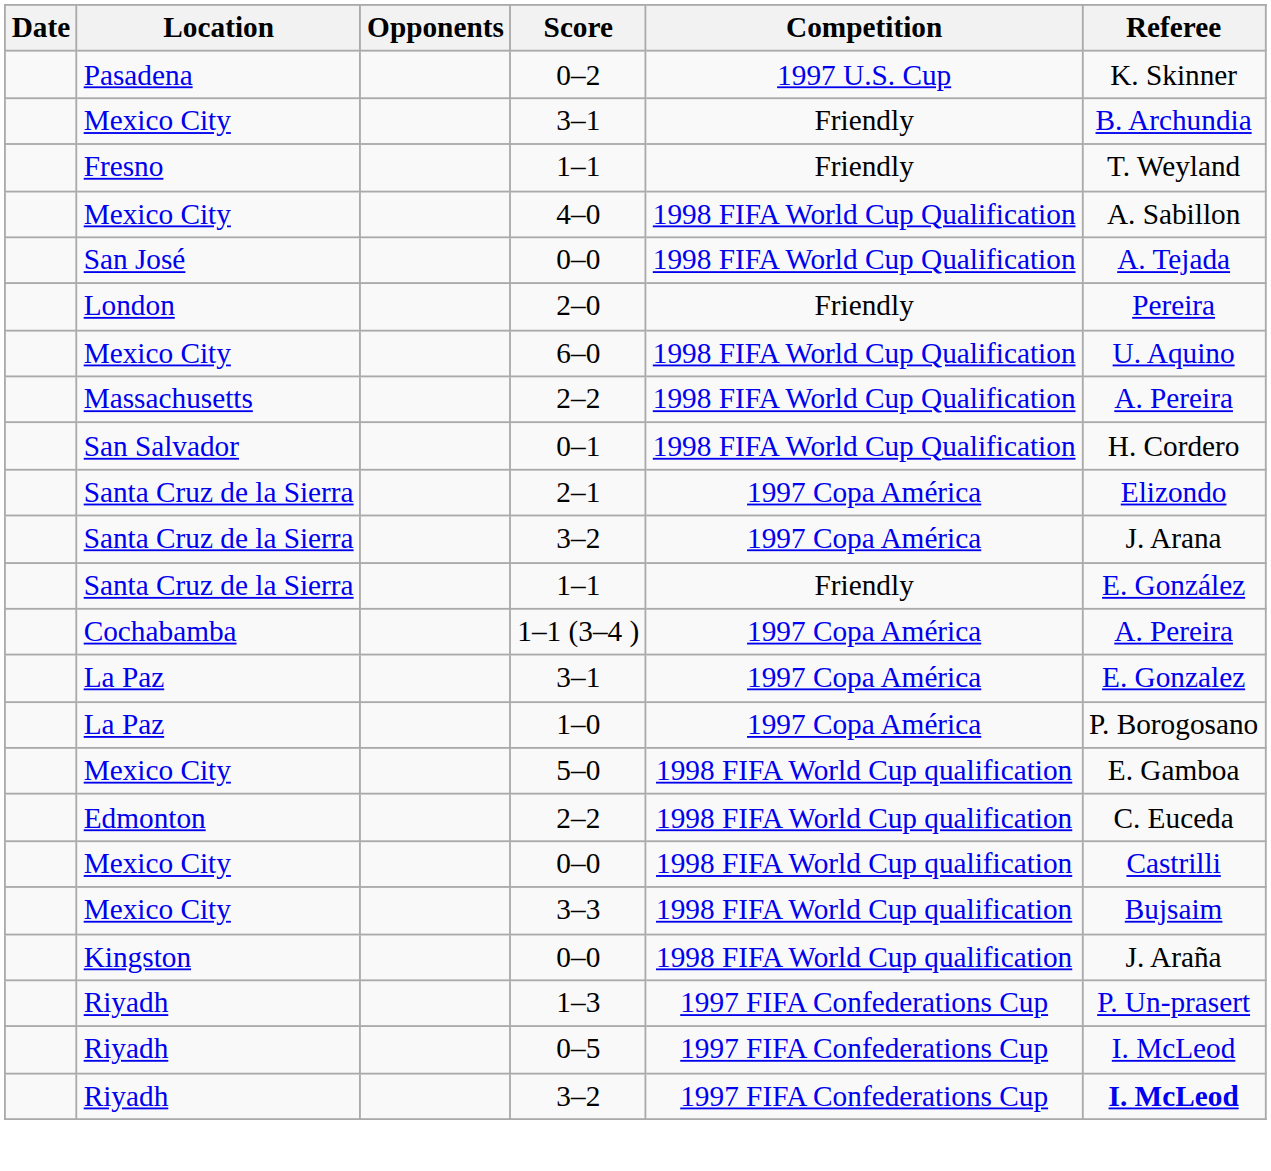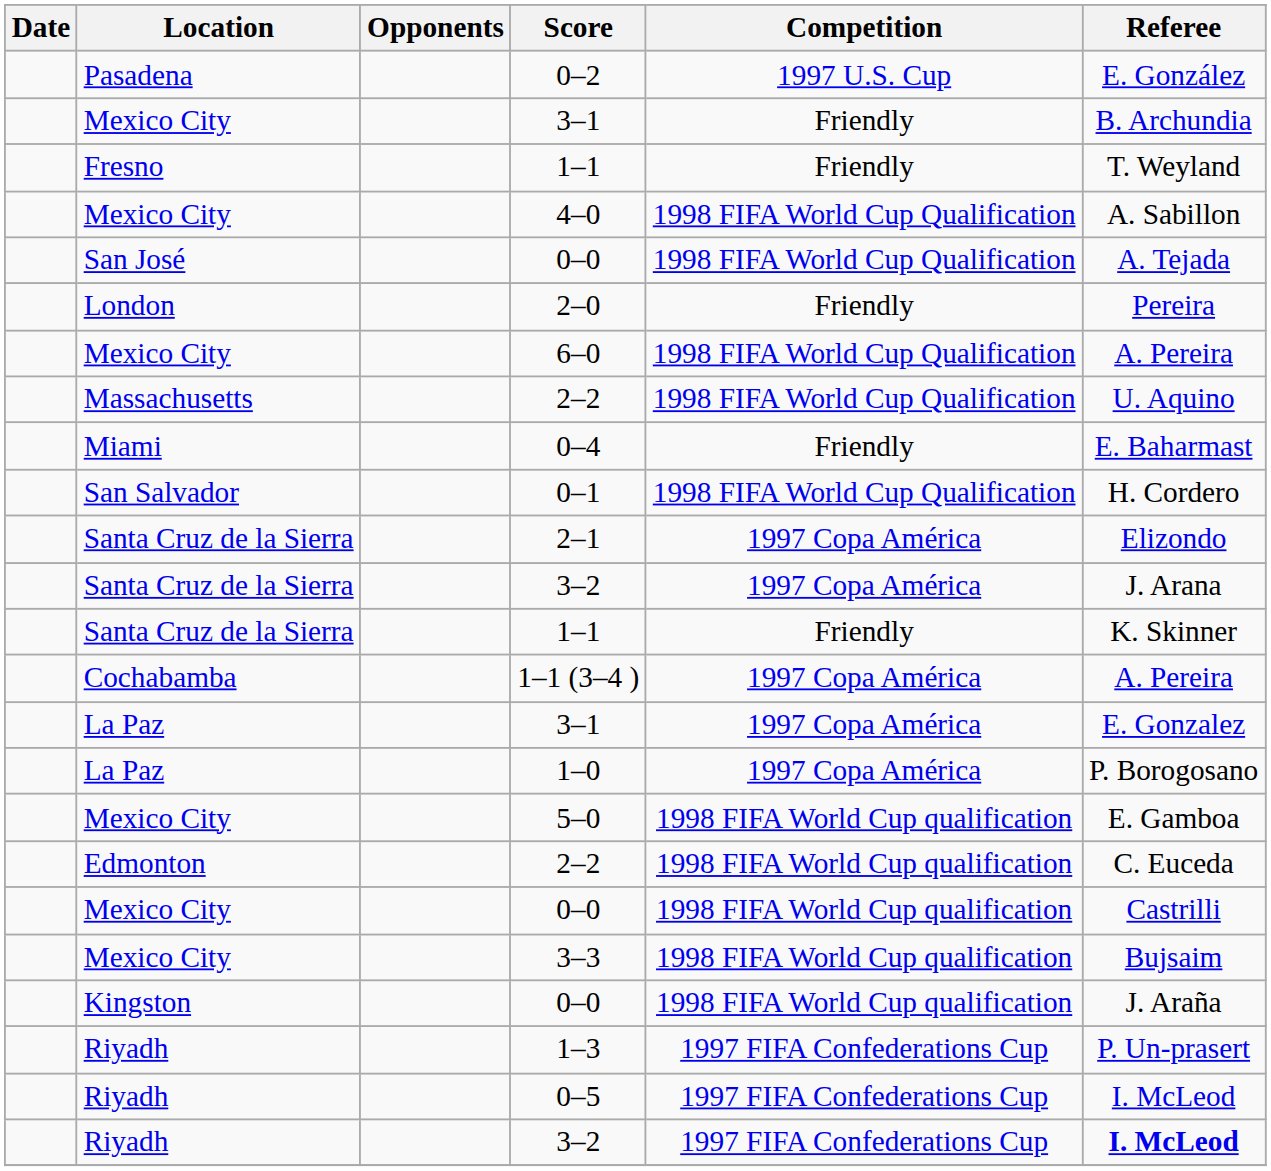(1174, 74) K. Skinner -> (1174, 74) E. González
(1174, 352) U. Aquino -> (1174, 352) A. Pereira
(1174, 399) A. Pereira -> (1174, 399) U. Aquino
+ row: (123, 445)
(1174, 584) E. González -> (1174, 631) K. Skinner
